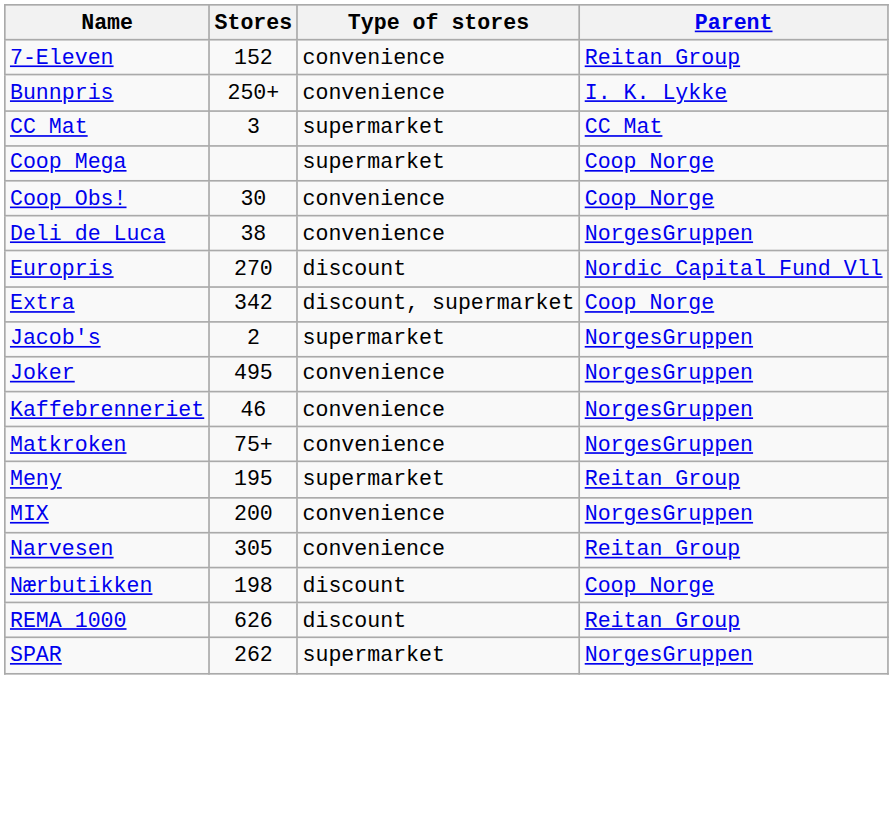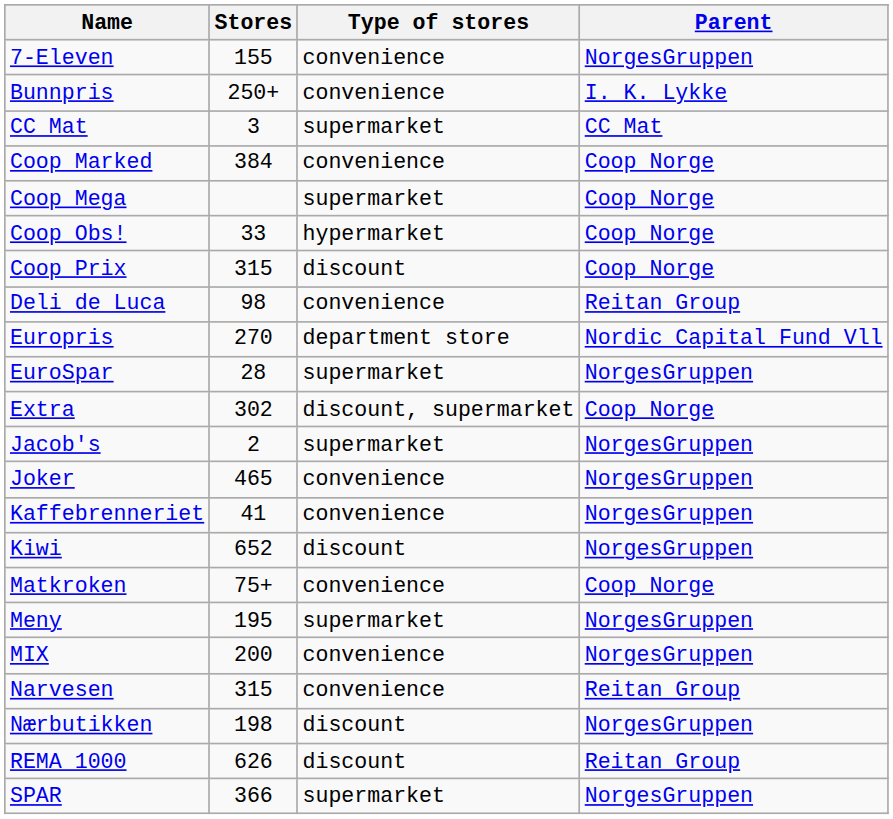(253, 58) 152 -> (253, 58) 155
(662, 58) Reitan Group -> (669, 58) NorgesGruppen
+ row: (81, 163)
(253, 198) 30 -> (253, 233) 33
(374, 198) convenience -> (374, 233) hypermarket
+ row: (68, 269)
(253, 233) 38 -> (253, 304) 98
(669, 233) NorgesGruppen -> (662, 304) Reitan Group
(354, 269) discount -> (406, 339) department store
+ row: (62, 374)
(253, 304) 342 -> (253, 409) 302
(253, 374) 495 -> (253, 480) 465
(253, 409) 46 -> (253, 515) 41
+ row: (36, 550)
(669, 444) NorgesGruppen -> (649, 585) Coop Norge
(662, 480) Reitan Group -> (669, 620) NorgesGruppen
(253, 550) 305 -> (253, 691) 315
(649, 585) Coop Norge -> (669, 726) NorgesGruppen
(253, 655) 262 -> (253, 796) 366
